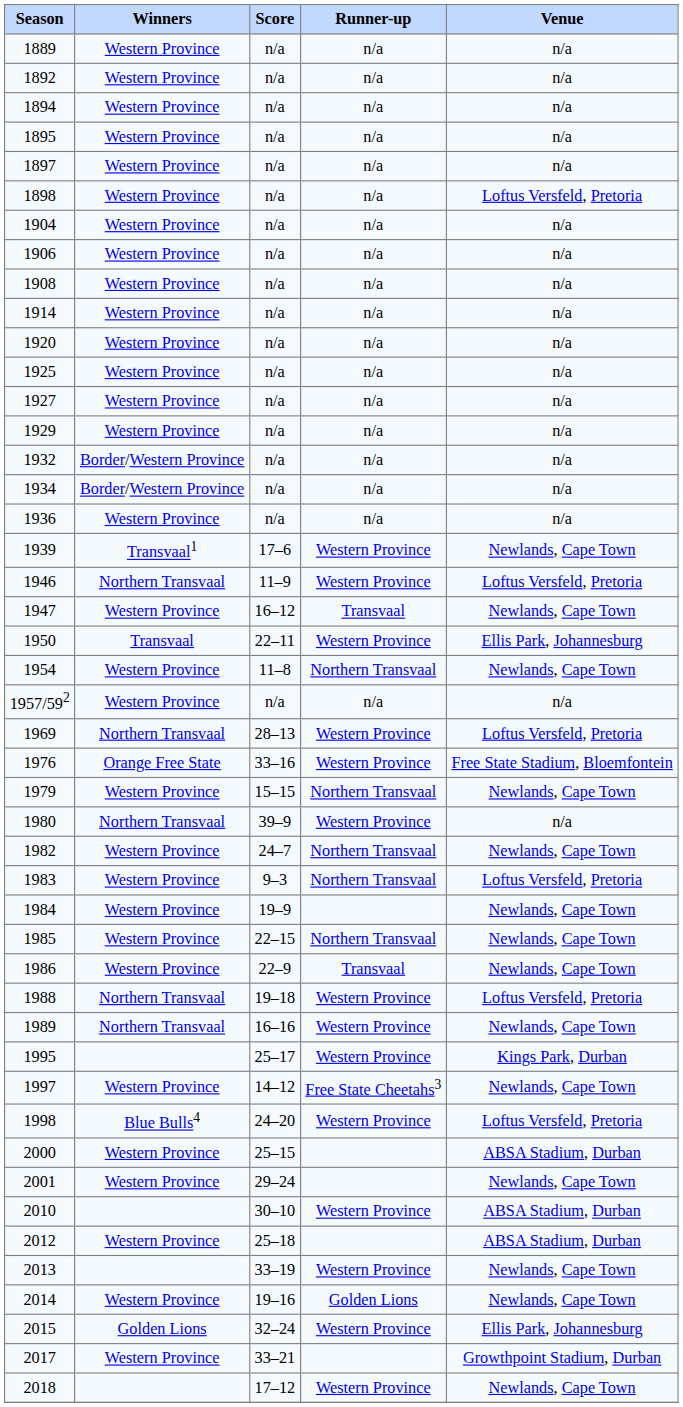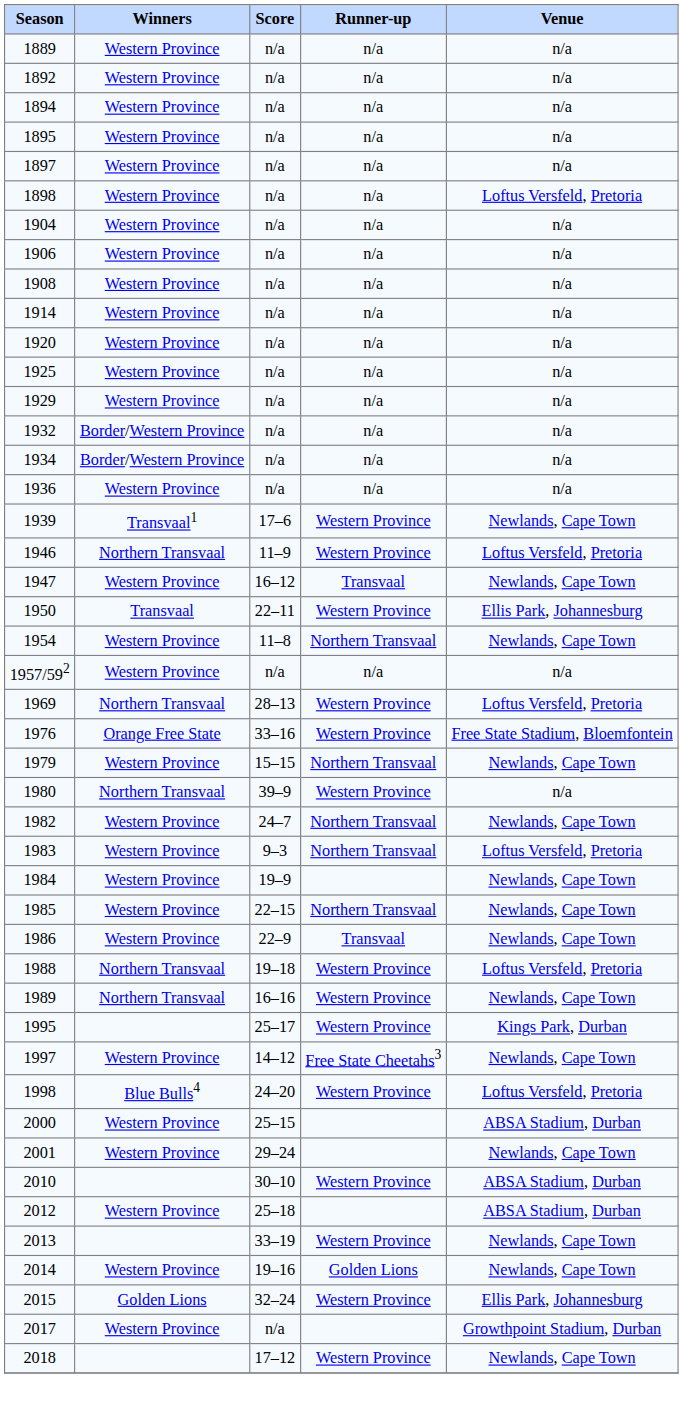- row: (40, 401)
(275, 1358) 33–21 -> (275, 1329) n/a
